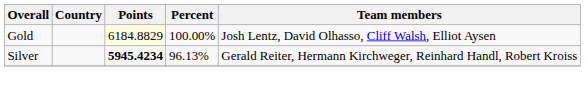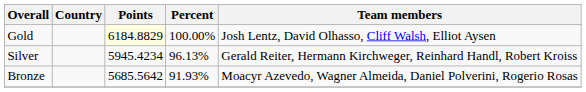(135, 55) bold -> (135, 55) normal
+ row: (26, 76)
